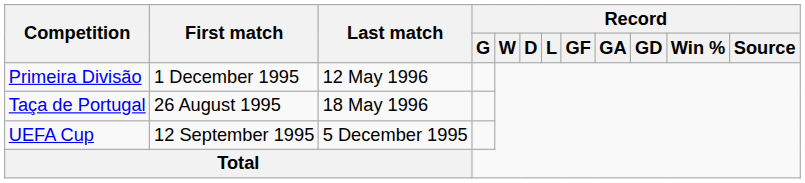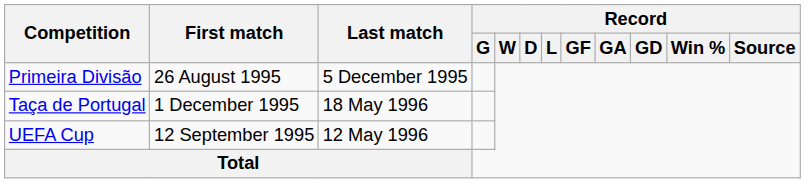(227, 76) 1 December 1995 -> (217, 76) 26 August 1995
(375, 76) 12 May 1996 -> (395, 76) 5 December 1995
(217, 105) 26 August 1995 -> (227, 105) 1 December 1995
(395, 134) 5 December 1995 -> (375, 134) 12 May 1996
